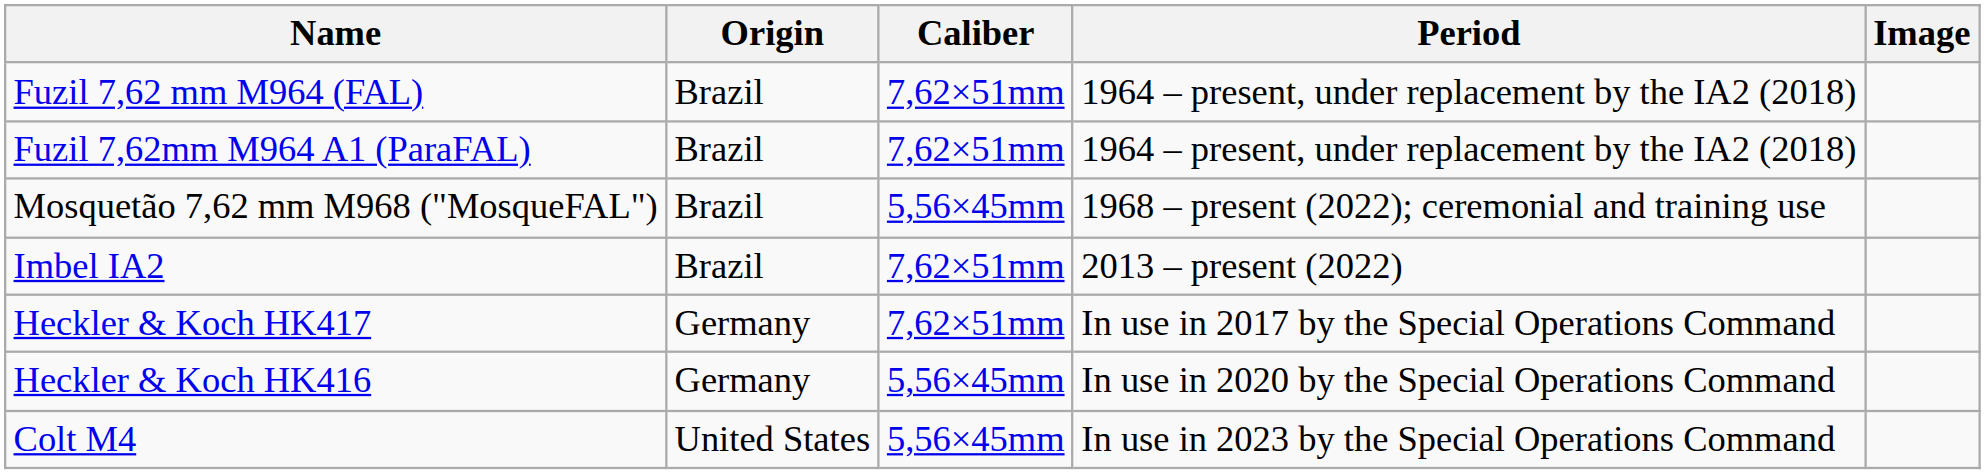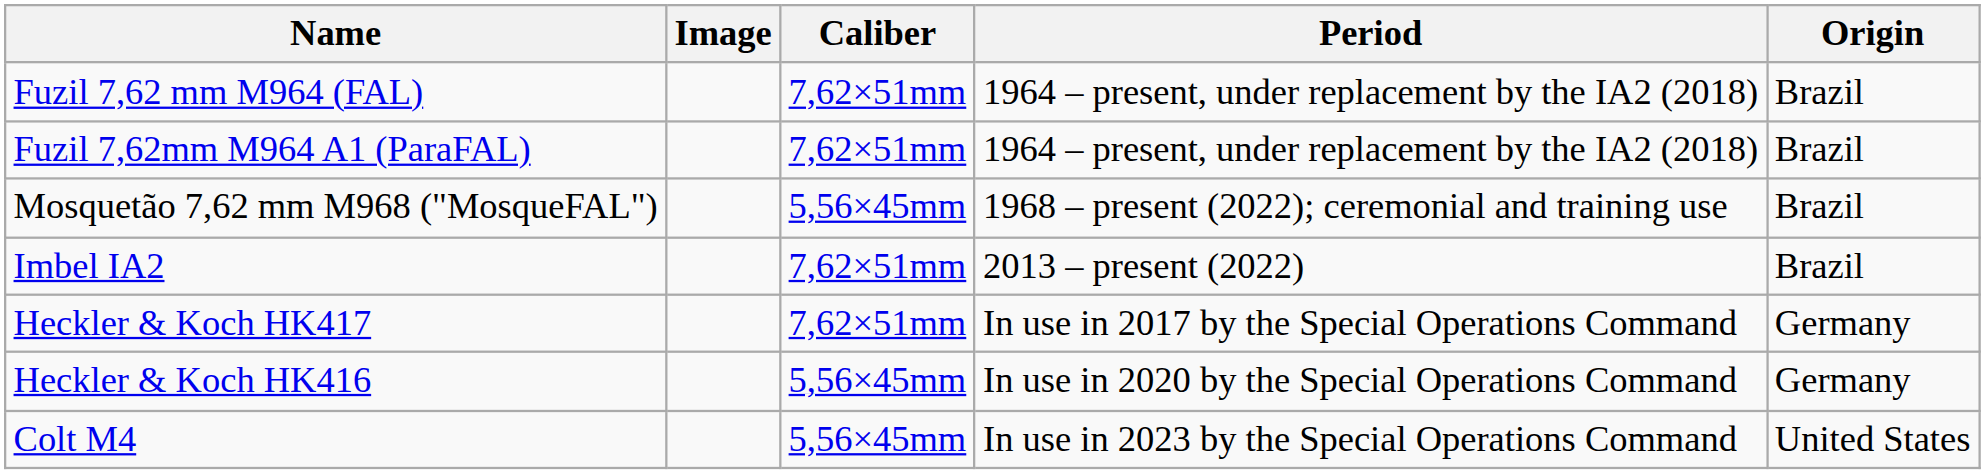columns swapped: (772, 33) <-> (1922, 33)
